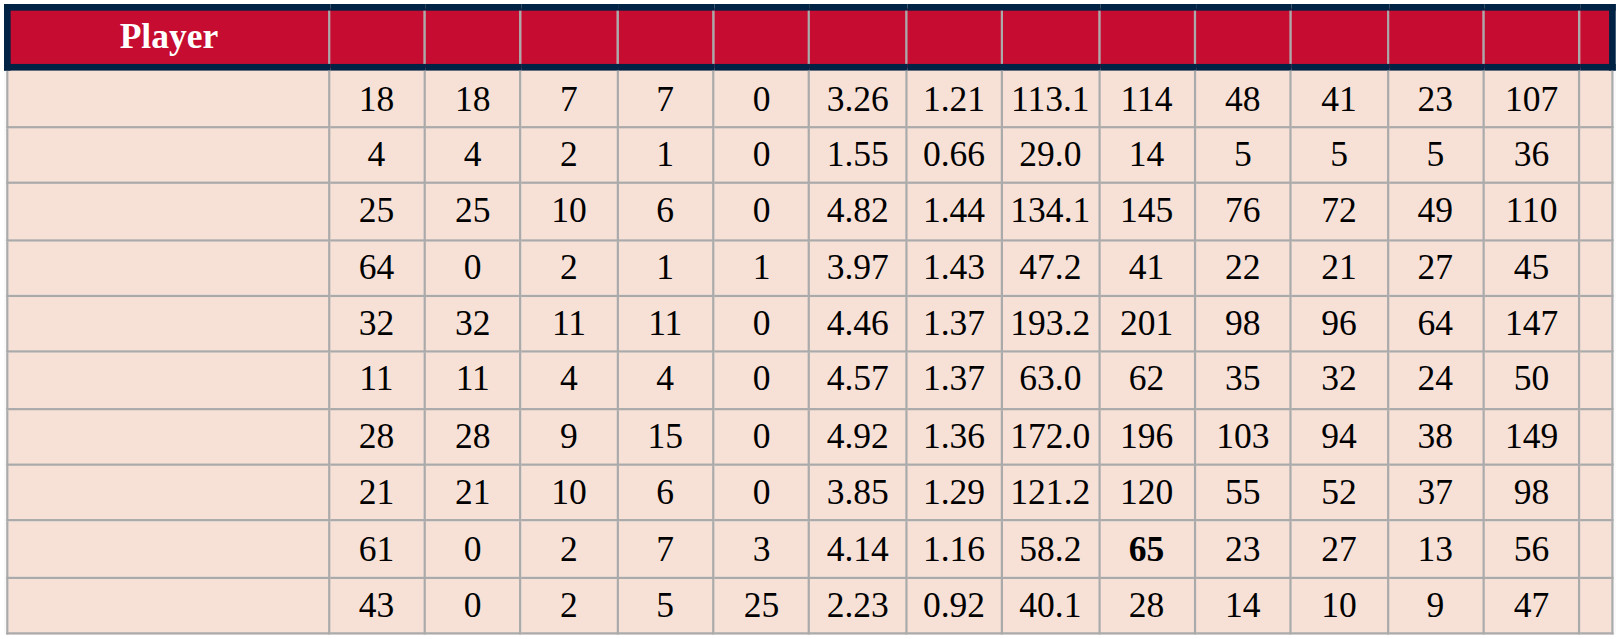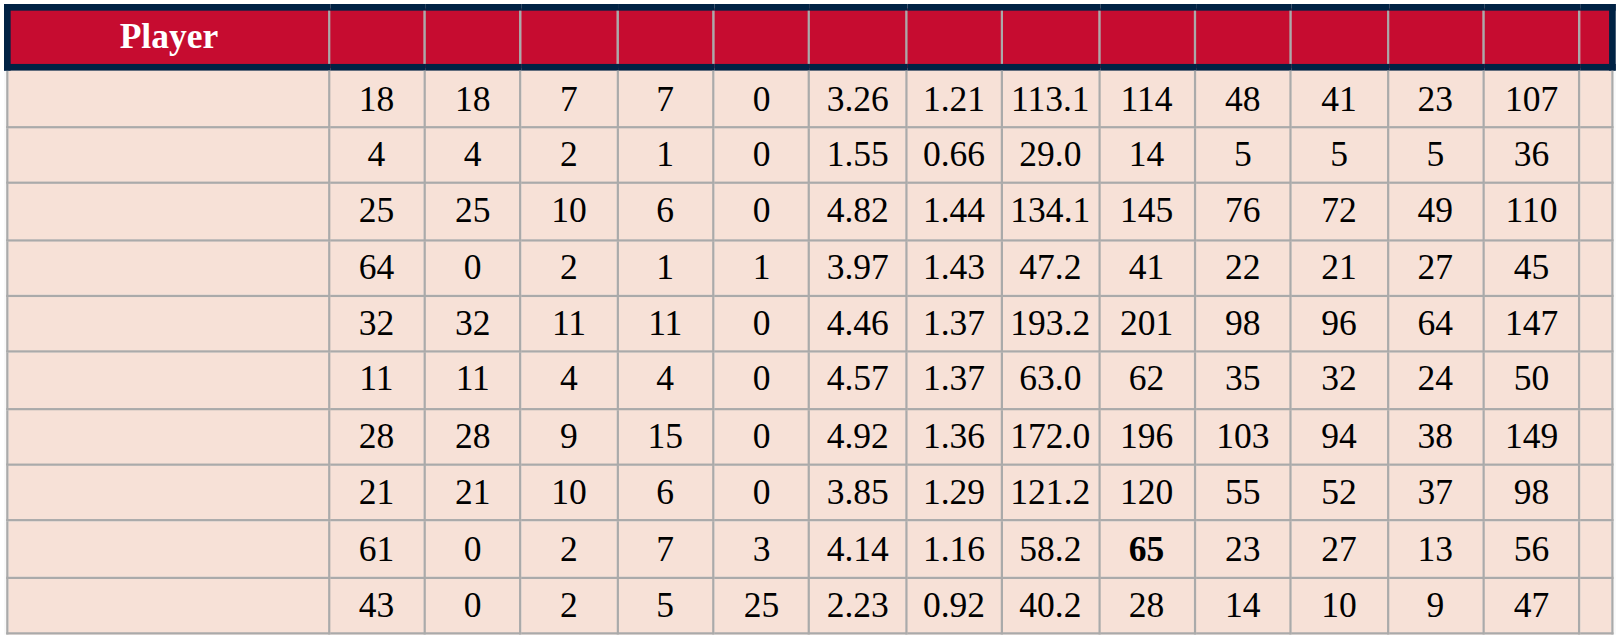(1050, 604) 40.1 -> (1050, 604) 40.2
